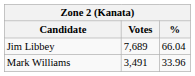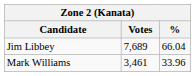(136, 63) 3,491 -> (136, 63) 3,461
